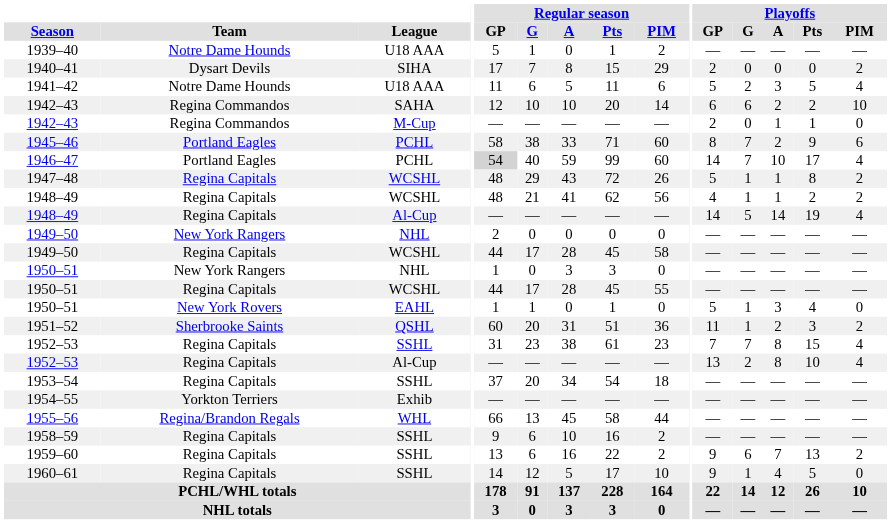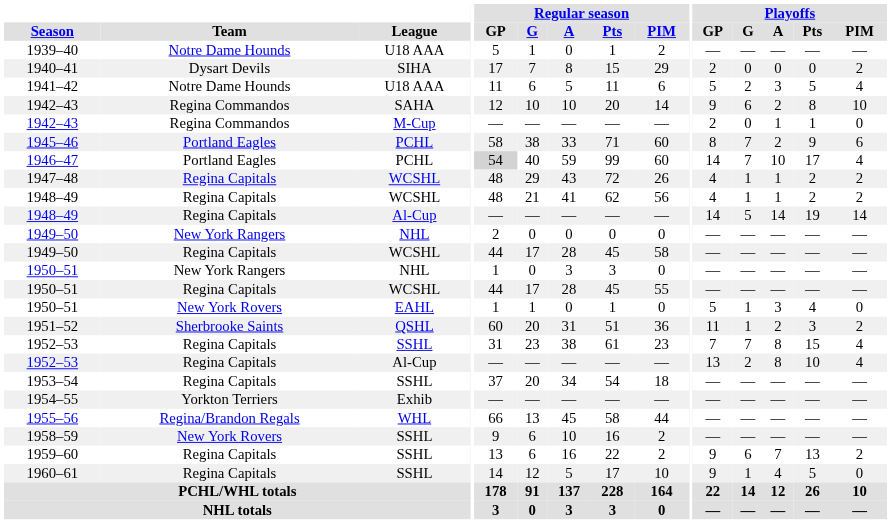(713, 105) 6 -> (713, 105) 9
(812, 105) 2 -> (812, 105) 8
(713, 178) 5 -> (713, 178) 4
(812, 178) 8 -> (812, 178) 2
(860, 215) 4 -> (860, 215) 14
(230, 436) Regina Capitals -> (230, 436) New York Rovers
